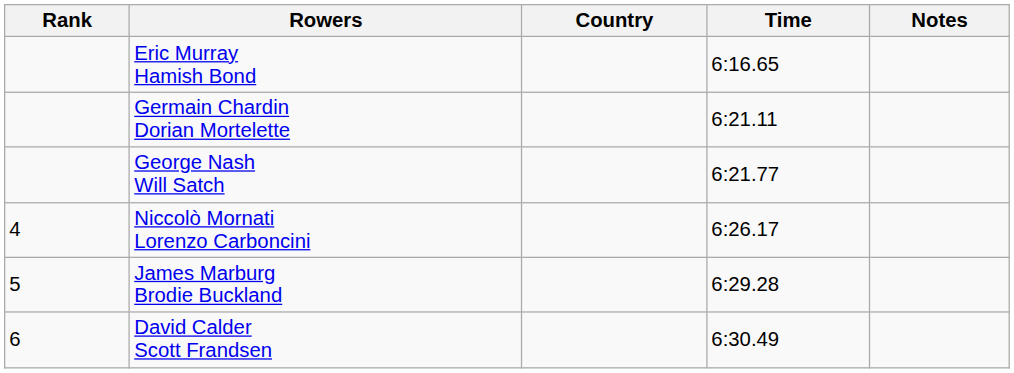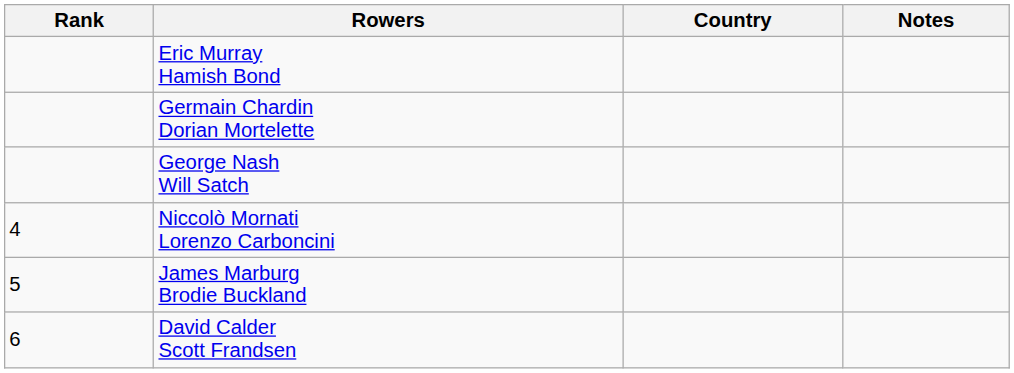- column: (788, 20)
